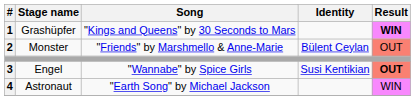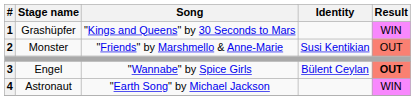(391, 30) bold -> (391, 30) normal
(335, 47) Bülent Ceylan -> (335, 47) Susi Kentikian
(335, 69) Susi Kentikian -> (335, 69) Bülent Ceylan
